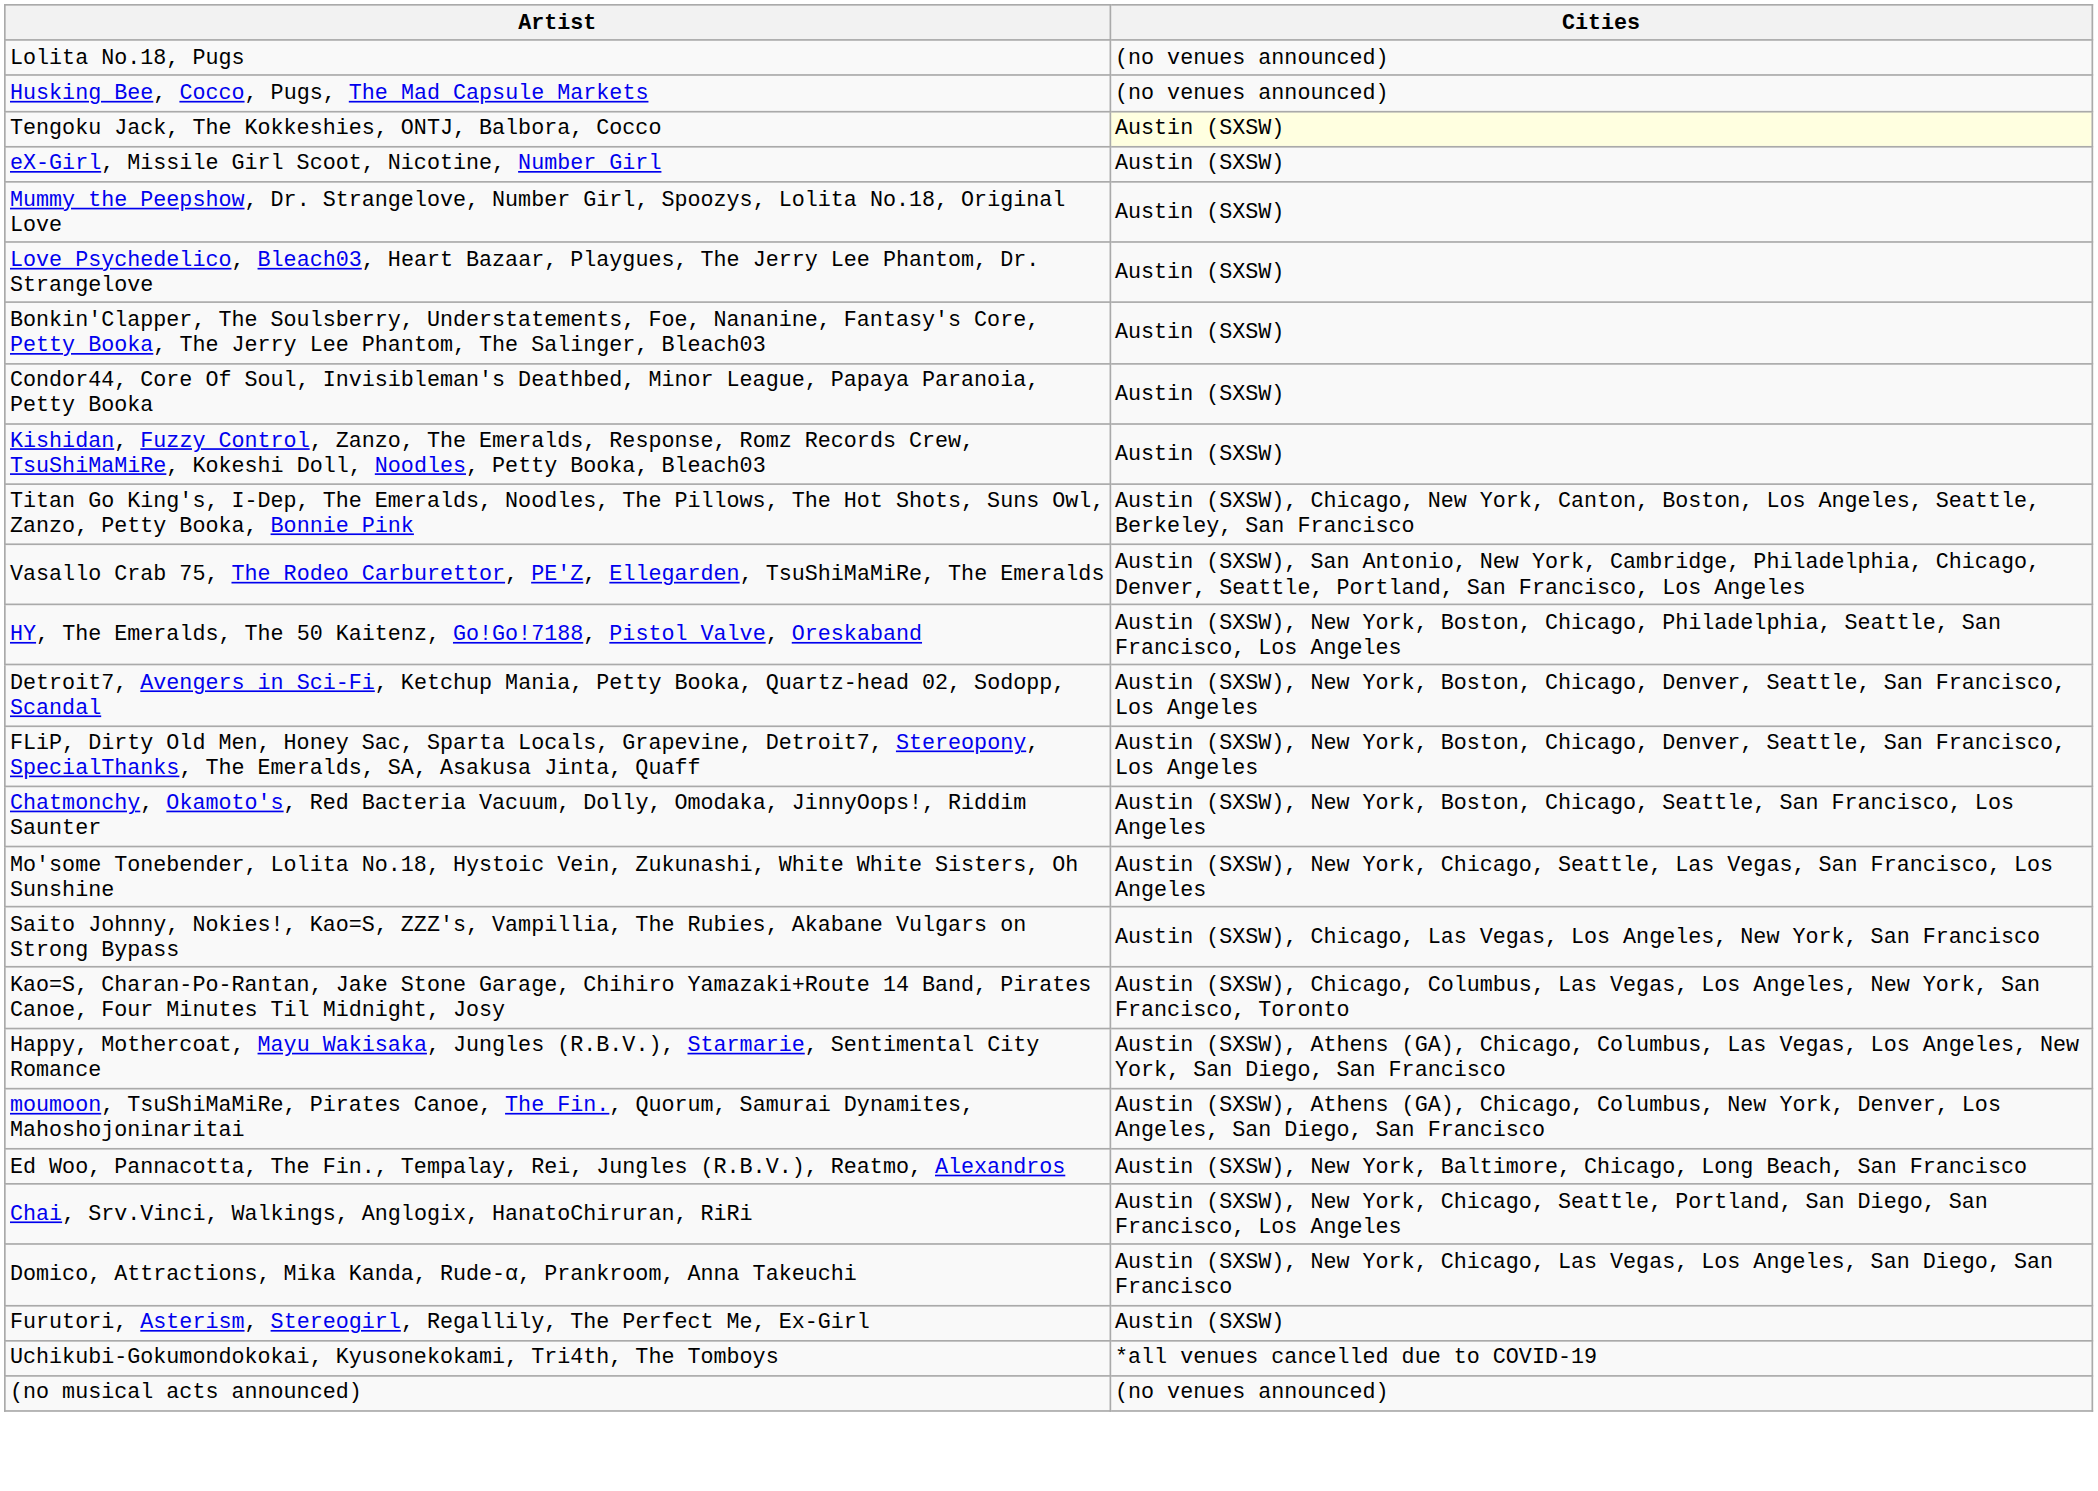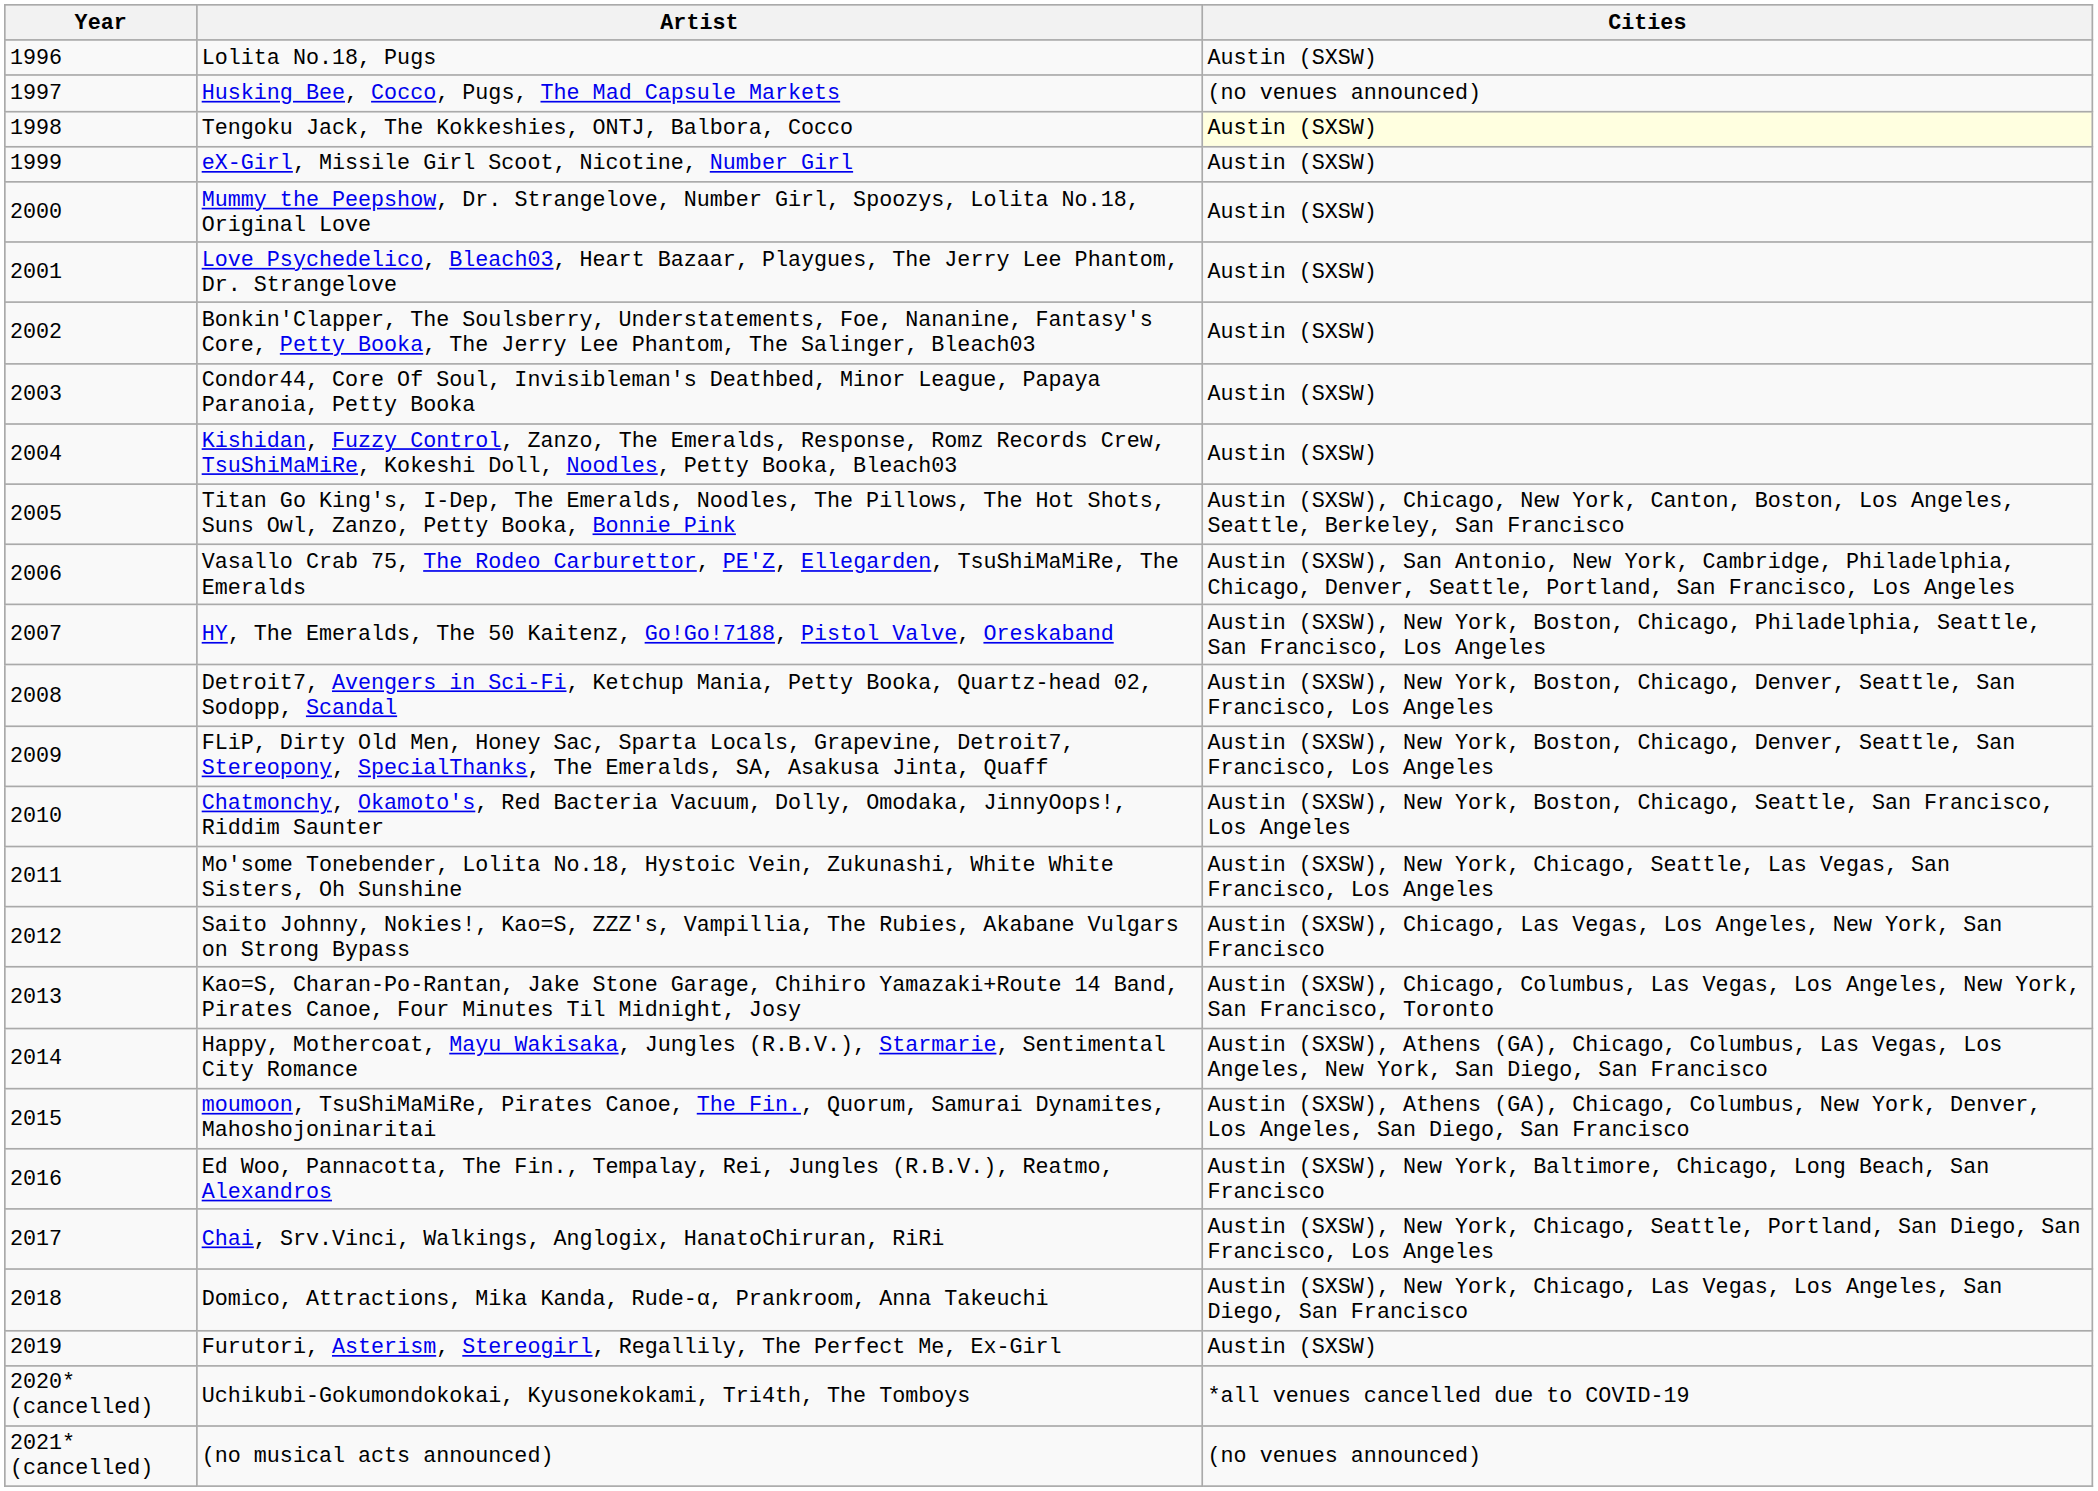+ column: (101, 23)
(1252, 58) (no venues announced) -> (1292, 58) Austin (SXSW)
